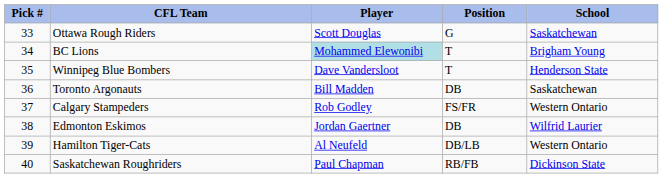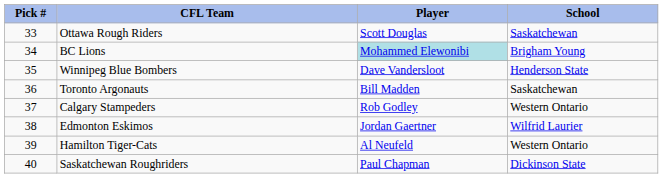- column: (485, 13)
